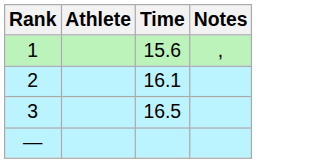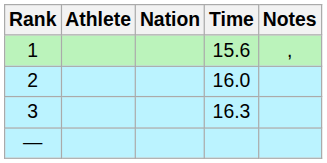+ column: (170, 19)
(162, 81) 16.1 -> (231, 81) 16.0
(162, 111) 16.5 -> (231, 111) 16.3
